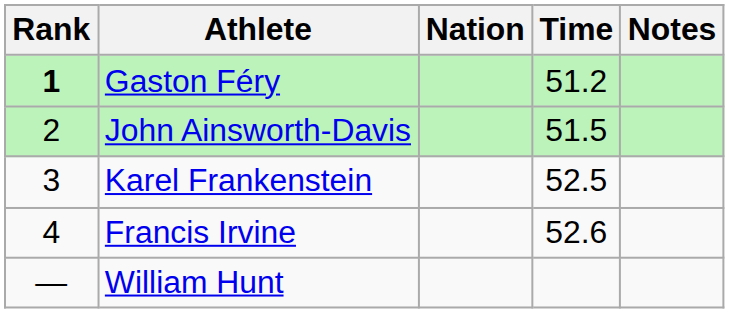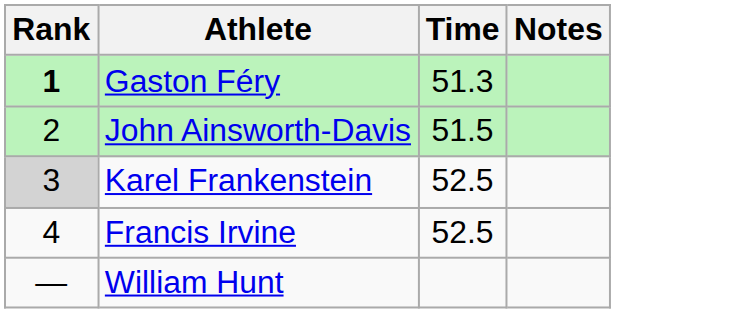- column: (475, 29)
(576, 80) 51.2 -> (463, 80) 51.3
(51, 181) no background -> (51, 181) lightgrey background
(576, 231) 52.6 -> (463, 231) 52.5
